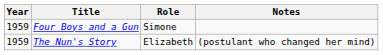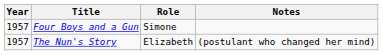(18, 27) 1959 -> (18, 27) 1957
(18, 42) 1959 -> (18, 42) 1957
